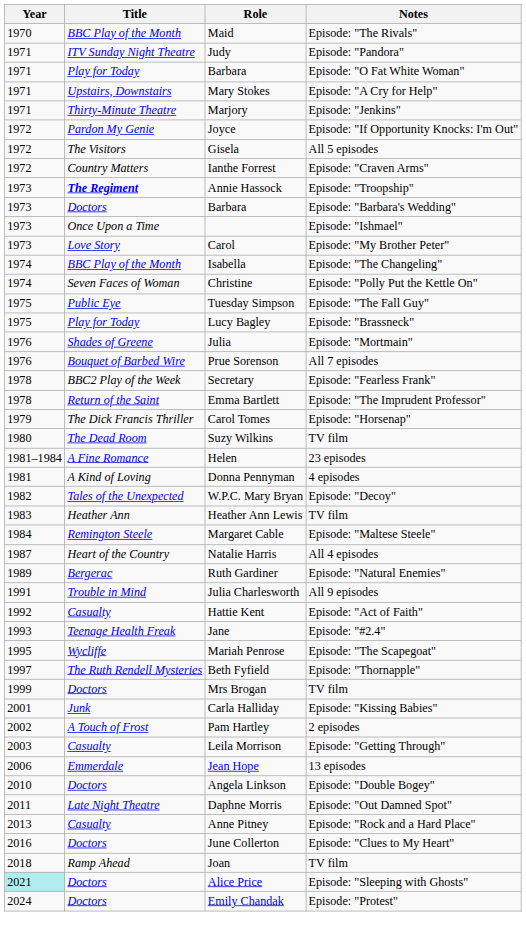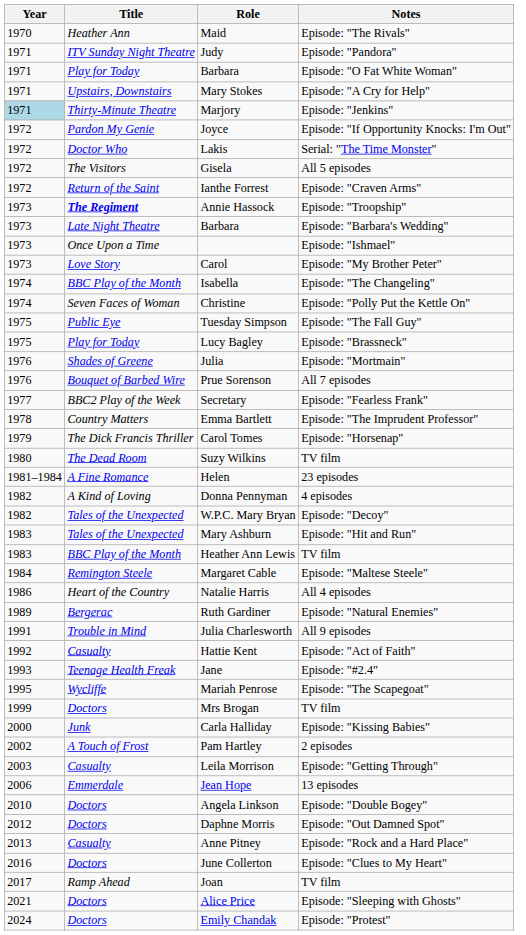(124, 33) BBC Play of the Month -> (99, 33) Heather Ann
(19, 110) no background -> (19, 110) lightblue background
+ row: (214, 149)
(108, 168) Country Matters -> (113, 187) Return of the Saint
(87, 206) Doctors -> (114, 226) Late Night Theatre
(19, 380) 1978 -> (19, 399) 1977
(113, 399) Return of the Saint -> (108, 419) Country Matters
(19, 476) 1981 -> (19, 496) 1982
+ row: (236, 534)
(99, 515) Heather Ann -> (124, 554) BBC Play of the Month
(19, 554) 1987 -> (19, 592) 1986
- row: (238, 669)
(19, 708) 2001 -> (19, 727) 2000
(19, 804) 2011 -> (19, 824) 2012
(114, 804) Late Night Theatre -> (87, 824) Doctors
(19, 862) 2018 -> (19, 881) 2017
(19, 881) paleturquoise background -> (19, 901) no background
